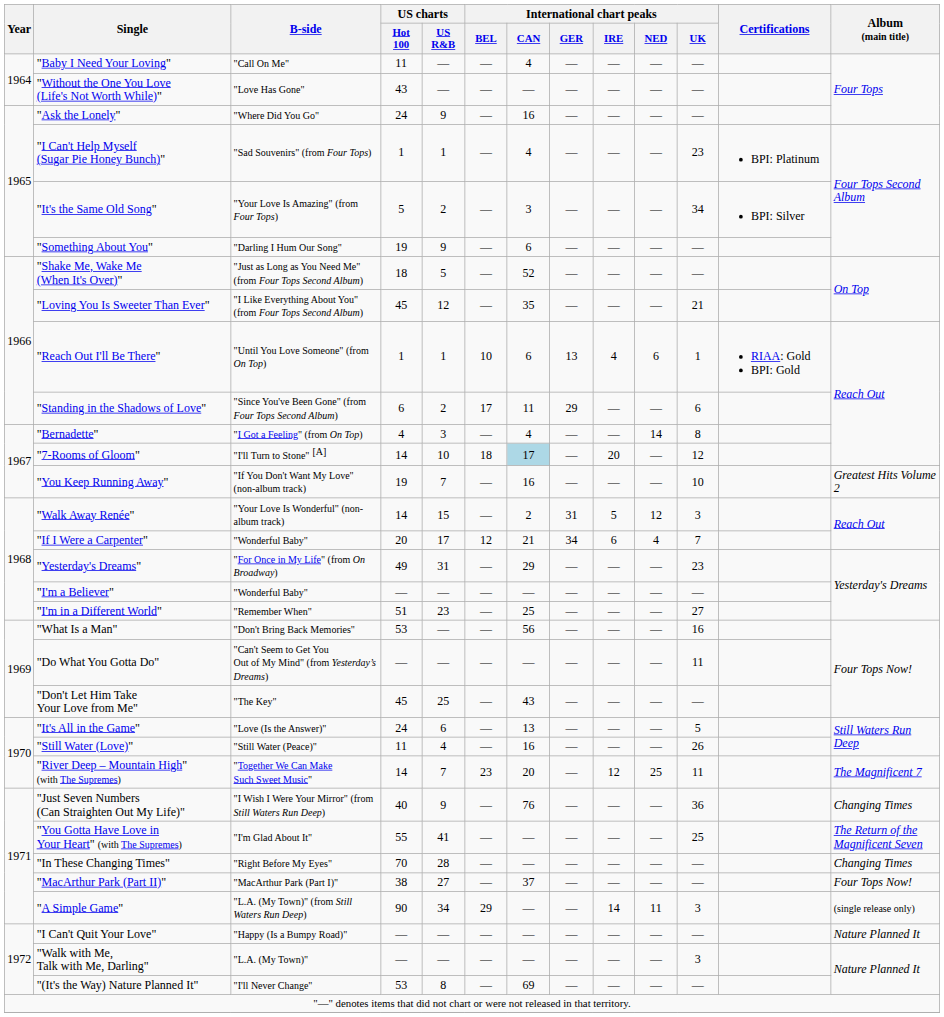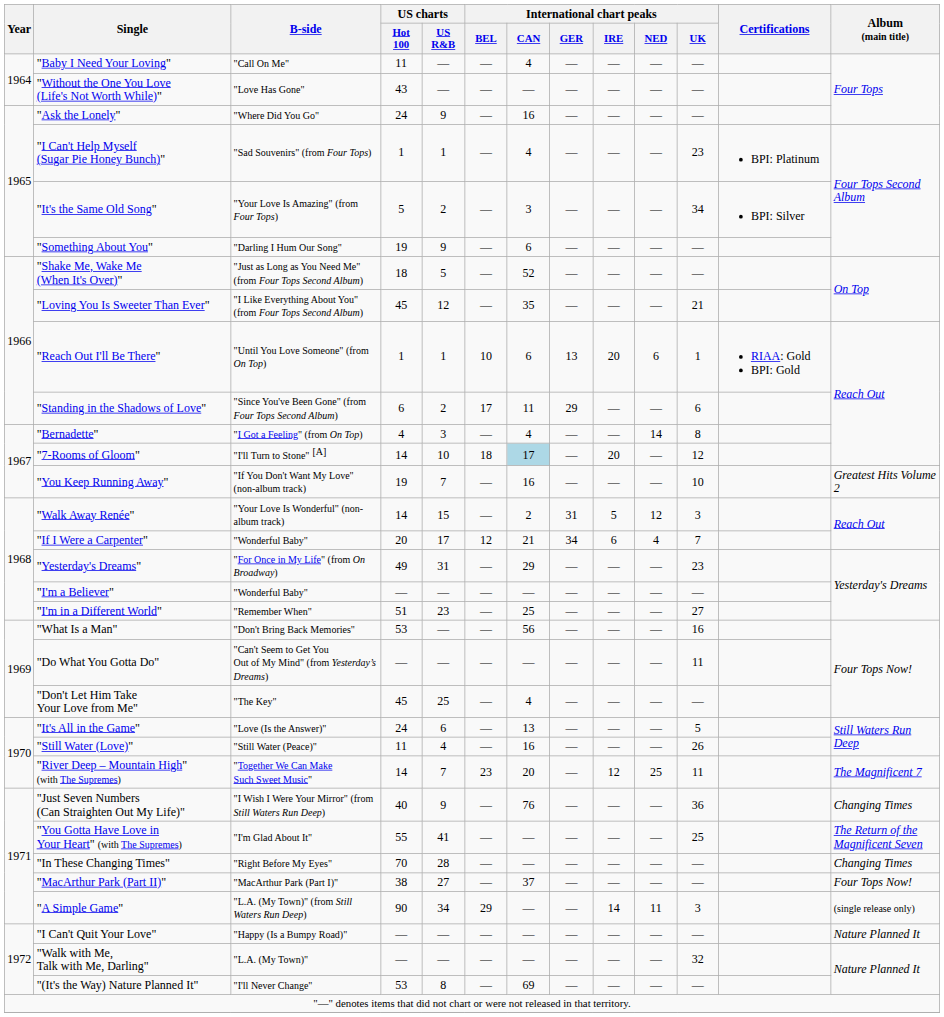(614, 356) 4 -> (614, 356) 20
(529, 701) 43 -> (529, 701) 4
(698, 959) 3 -> (698, 959) 32
